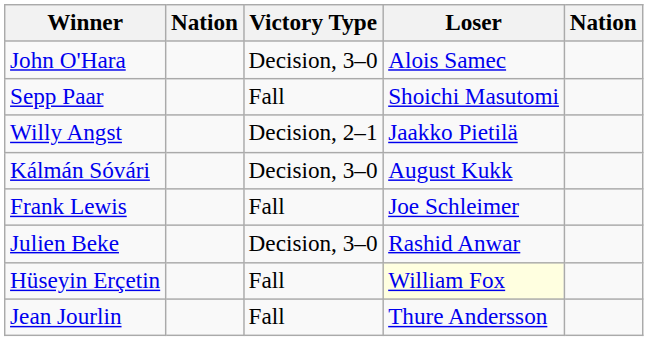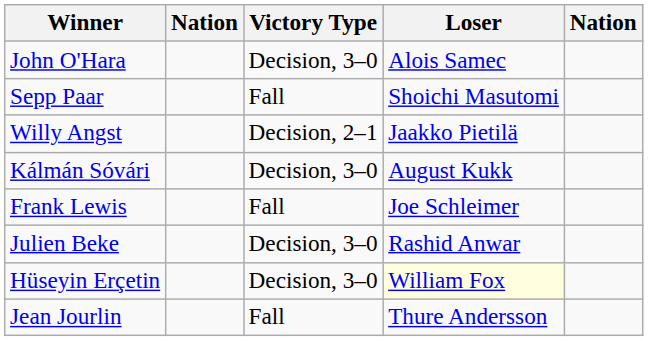(267, 280) Fall -> (313, 280) Decision, 3–0
